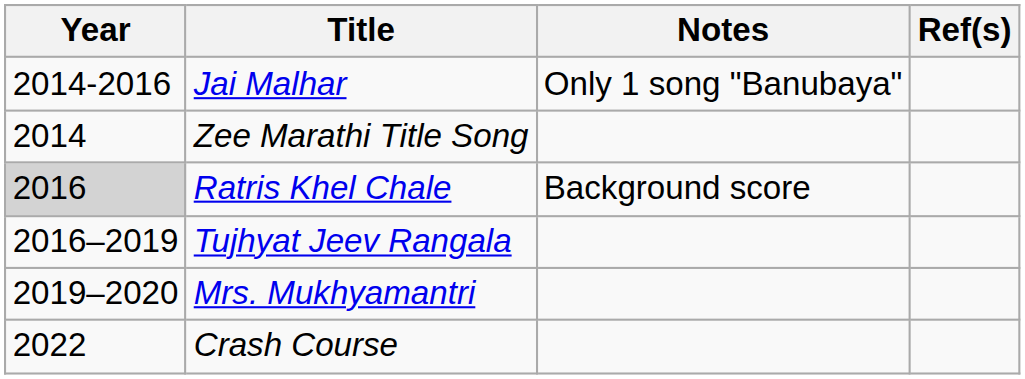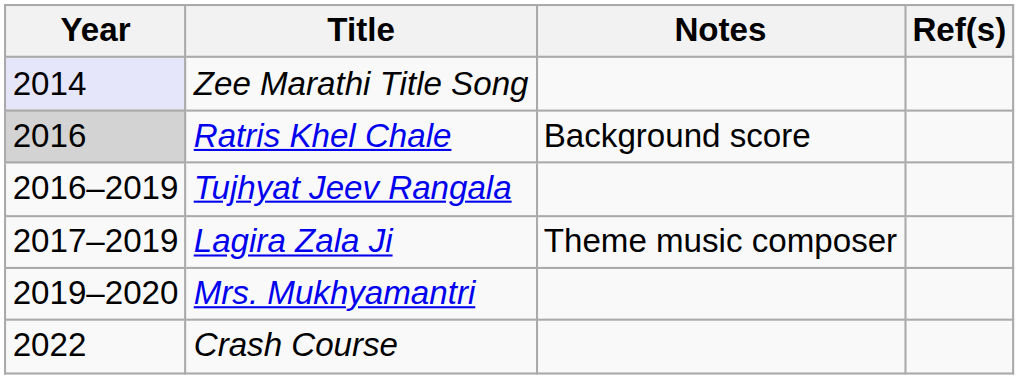- row: (270, 83)
(50, 135) no background -> (50, 83) lavender background
+ row: (293, 240)
